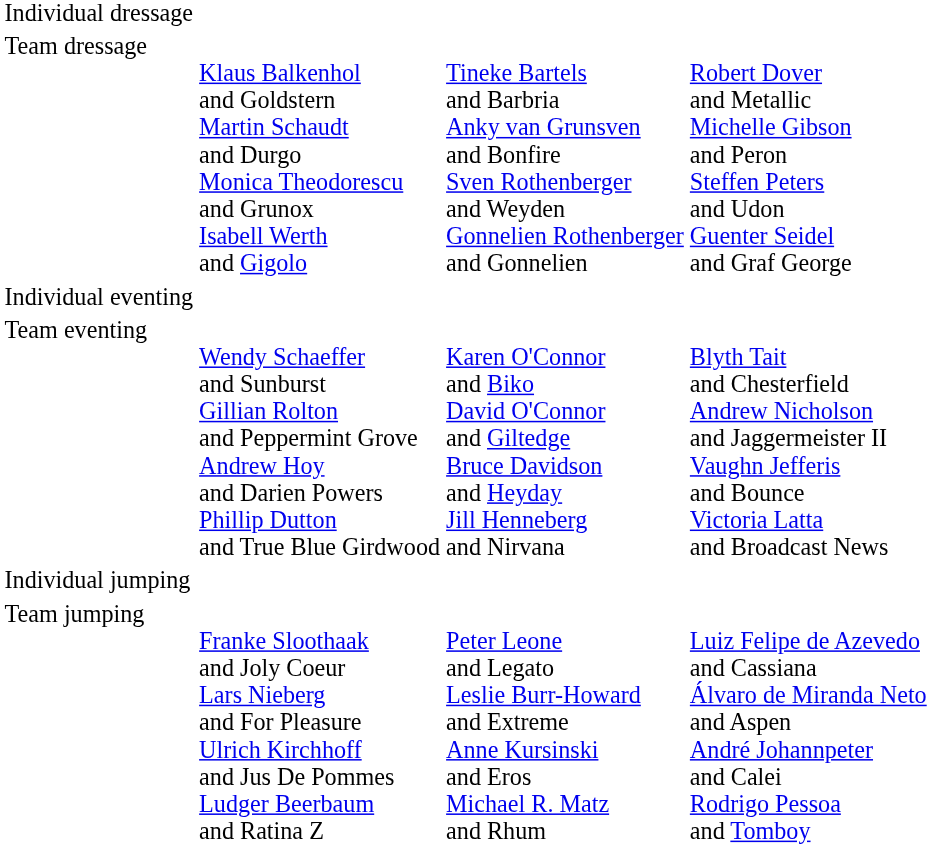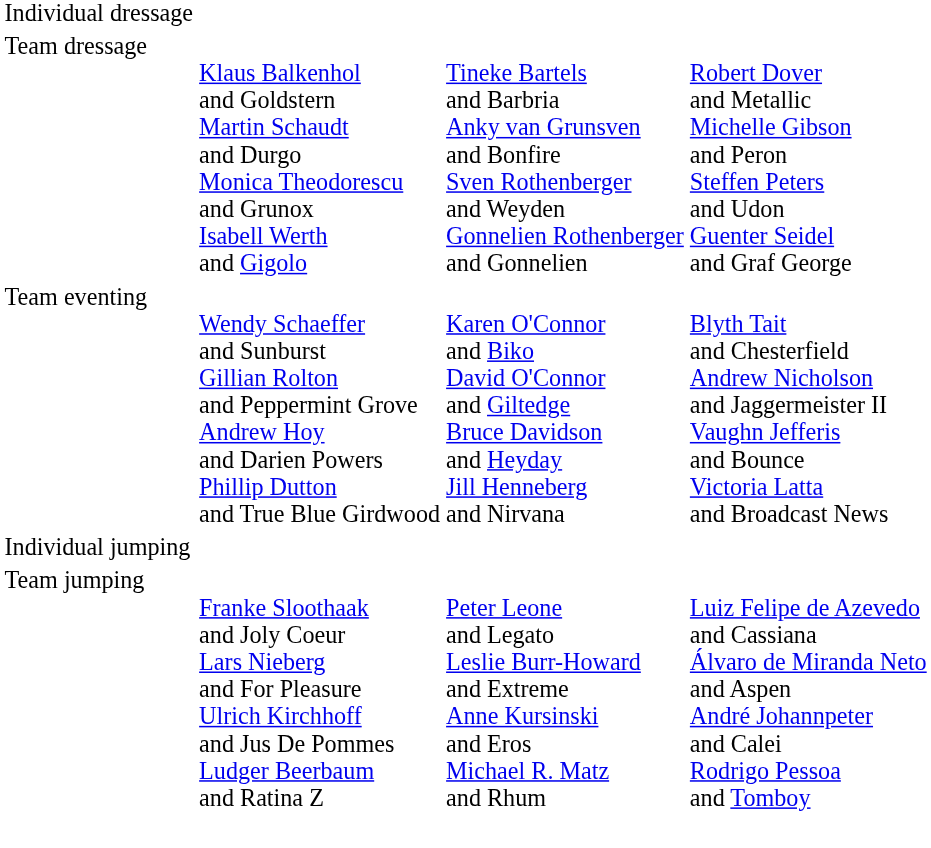- row: (99, 296)
